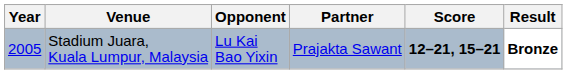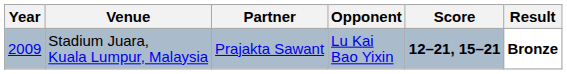columns swapped: (347, 17) <-> (250, 17)
(25, 49) 2005 -> (25, 49) 2009
